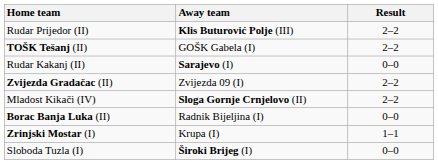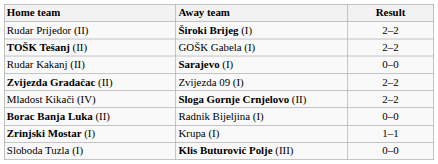(236, 30) Klis Buturović Polje (III) -> (215, 30) Široki Brijeg (I)
(215, 151) Široki Brijeg (I) -> (236, 151) Klis Buturović Polje (III)
